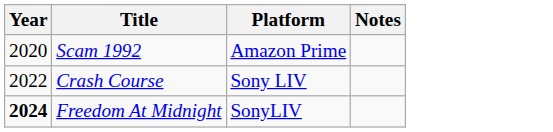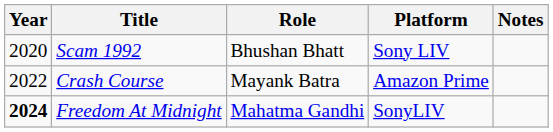+ column: (297, 19)
(288, 50) Amazon Prime -> (411, 50) Sony LIV
(269, 80) Sony LIV -> (431, 80) Amazon Prime
